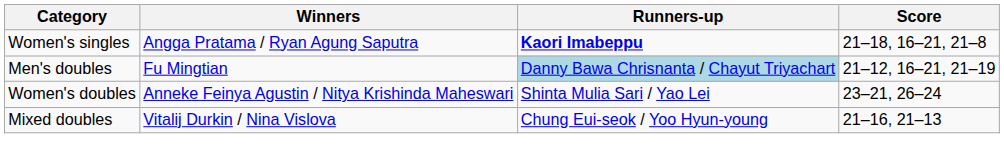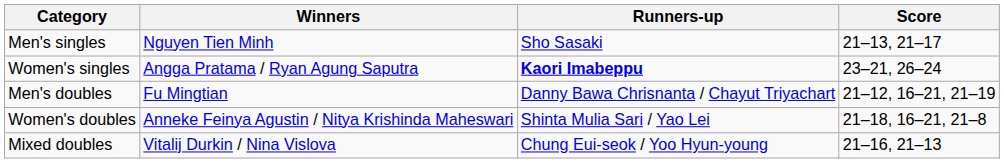+ row: (57, 42)
(915, 42) 21–18, 16–21, 21–8 -> (892, 68) 23–21, 26–24
(678, 68) lightblue background -> (678, 94) no background
(892, 94) 23–21, 26–24 -> (915, 119) 21–18, 16–21, 21–8
